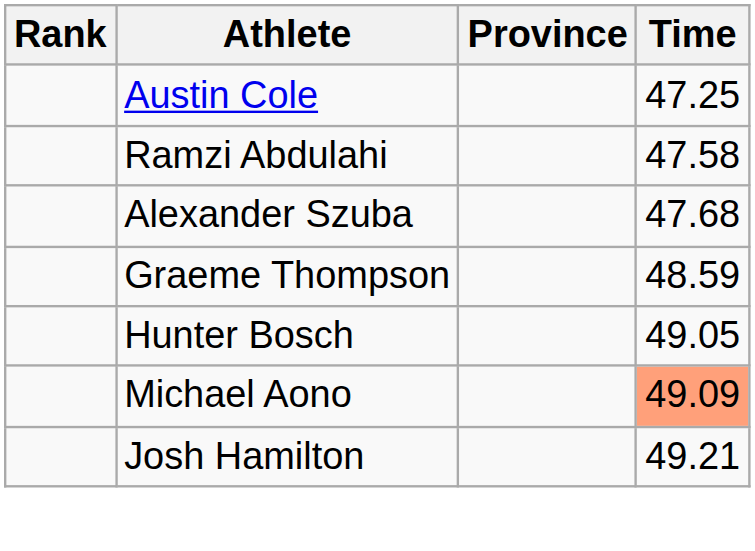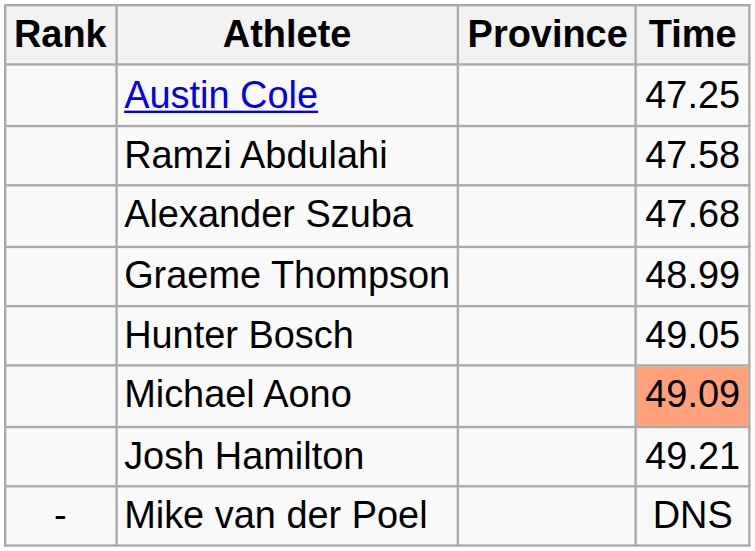(693, 275) 48.59 -> (693, 275) 48.99
+ row: (276, 515)
